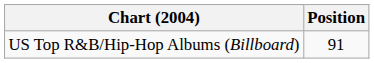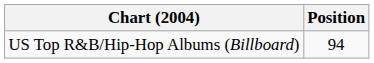(336, 44) 91 -> (336, 44) 94
